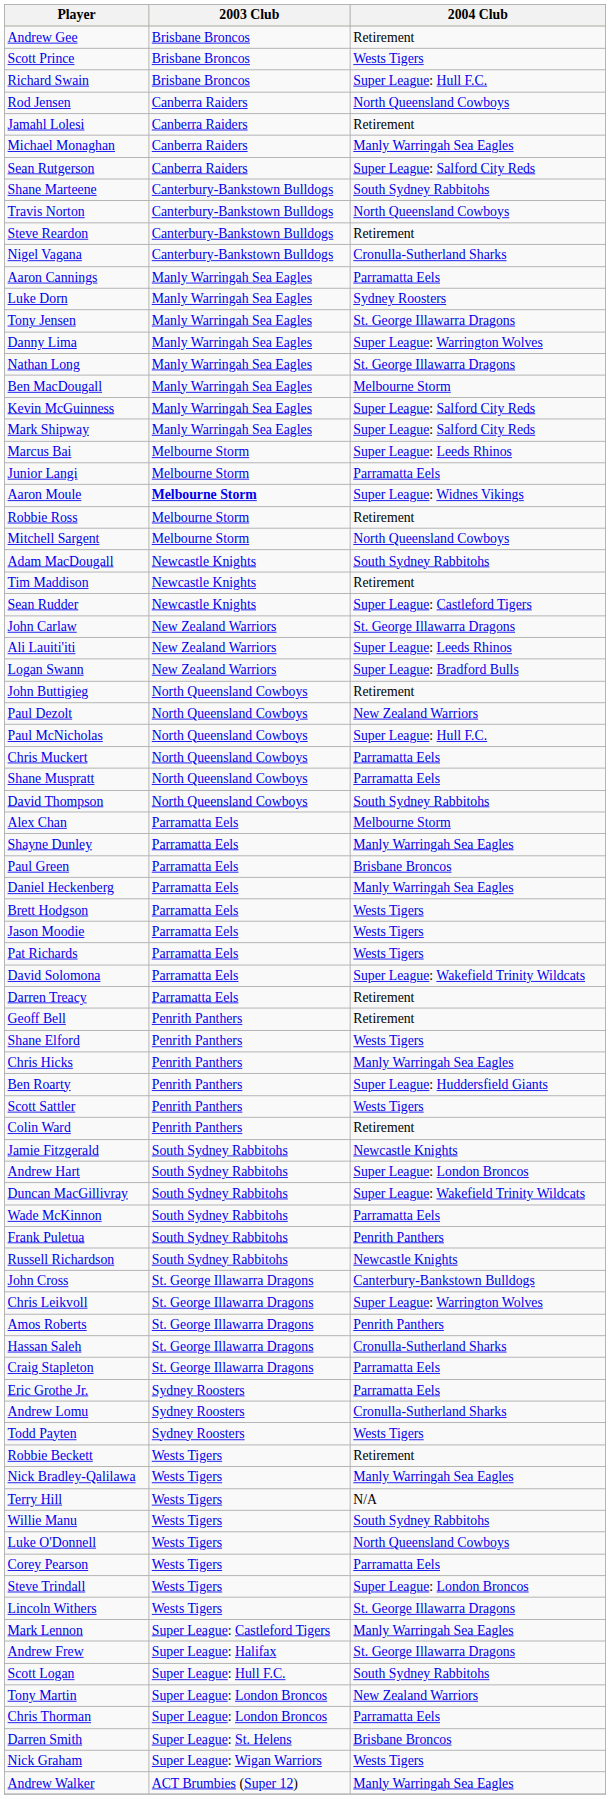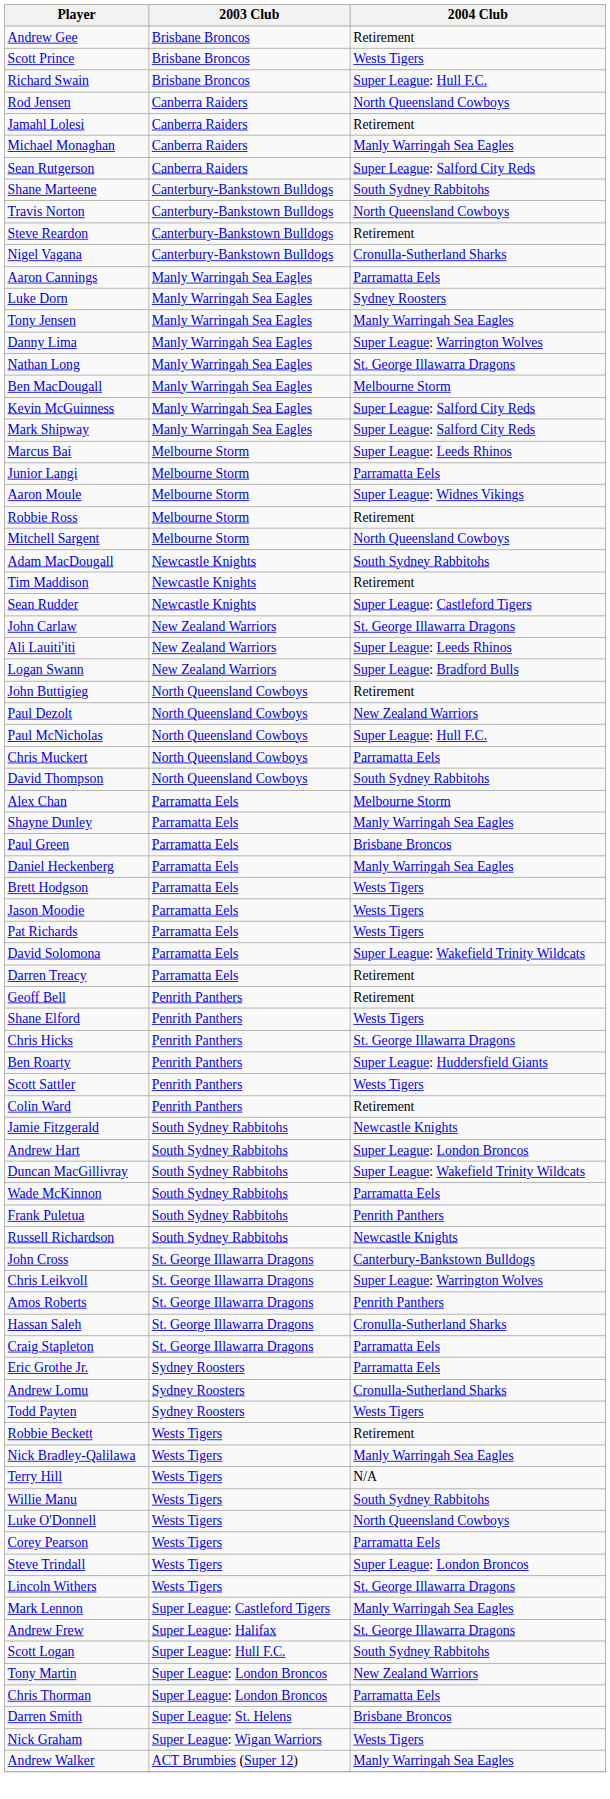(434, 320) St. George Illawarra Dragons -> (433, 320) Manly Warringah Sea Eagles
(204, 495) bold -> (200, 495) normal
- row: (51, 779)
(433, 1062) Manly Warringah Sea Eagles -> (434, 1041) St. George Illawarra Dragons
